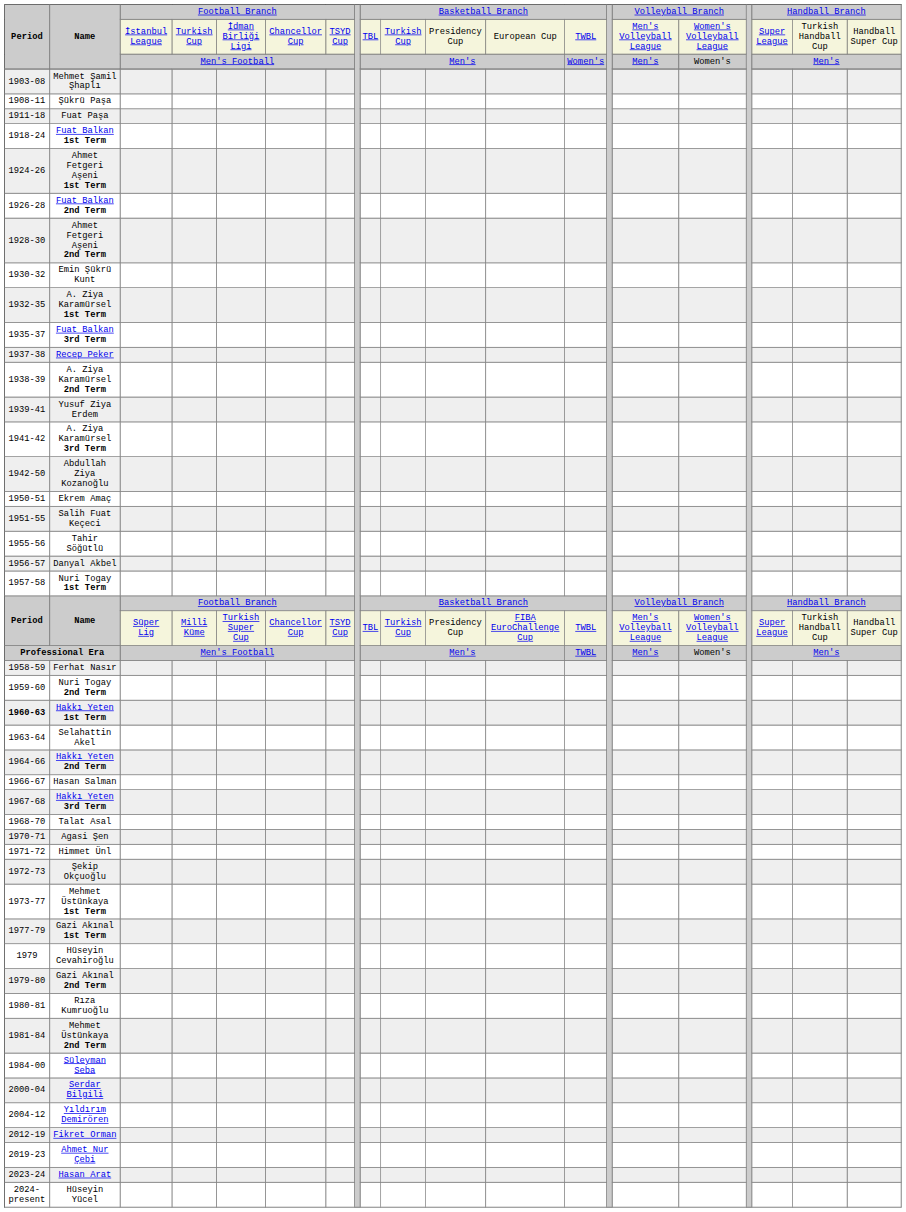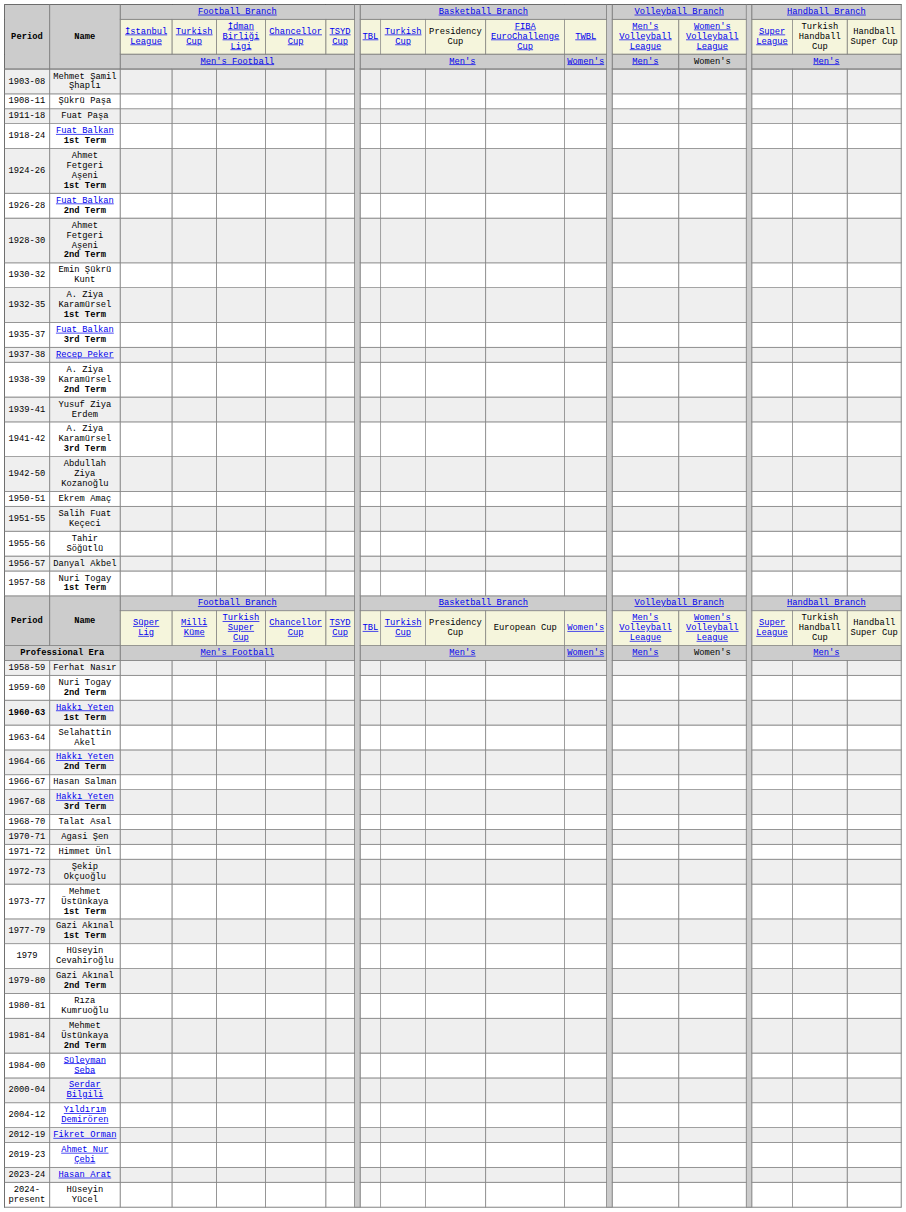(525, 37) European Cup -> (525, 37) FIBA EuroChallenge Cup
(525, 628) FIBA EuroChallenge Cup -> (525, 628) European Cup
(586, 628) TWBL -> (586, 628) Women's
(586, 653) TWBL -> (586, 653) Women's
